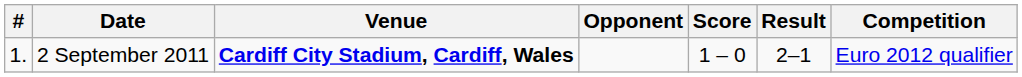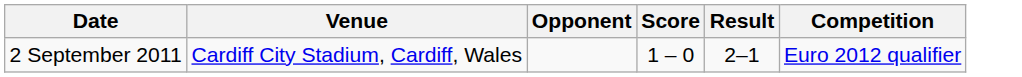- column: (18, 21)
(396, 54) bold -> (357, 54) normal
